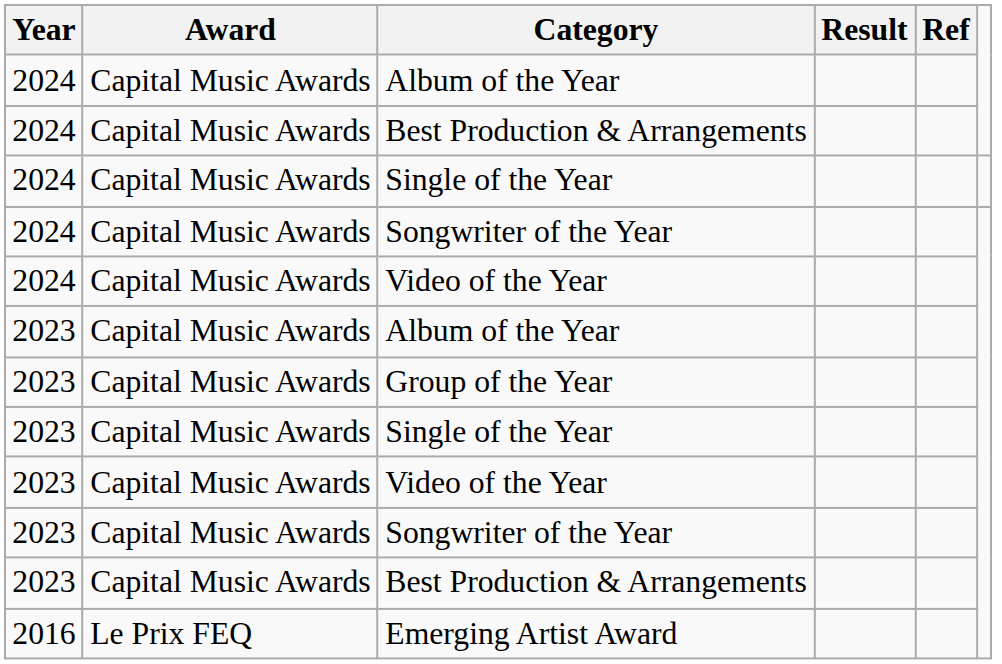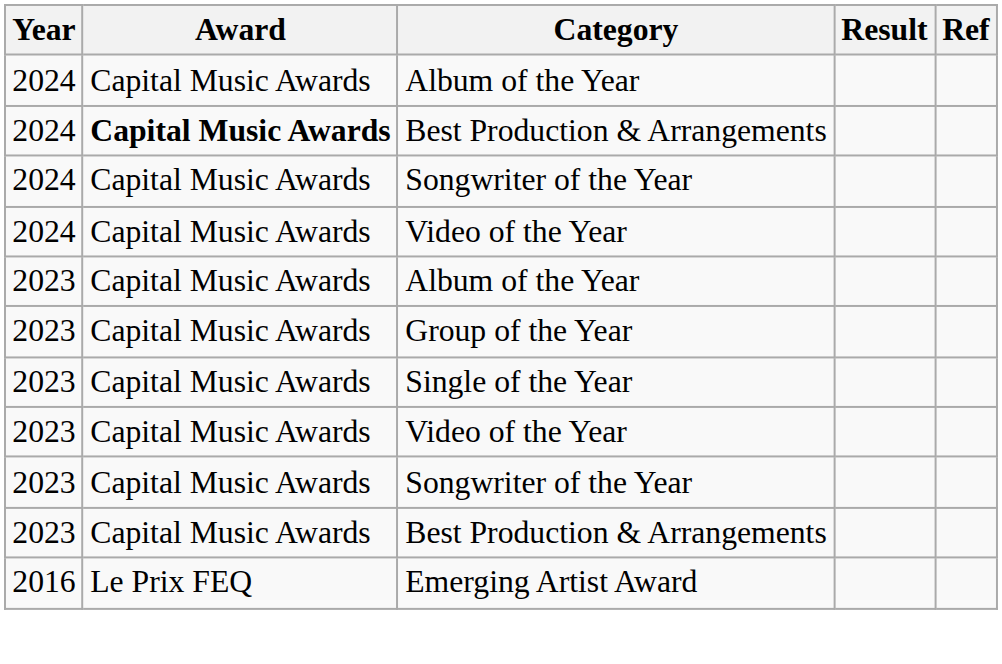(230, 130) normal -> (240, 130) bold
- row: (44, 180)
